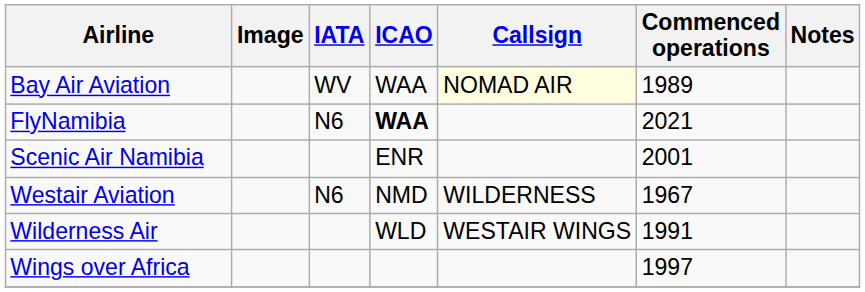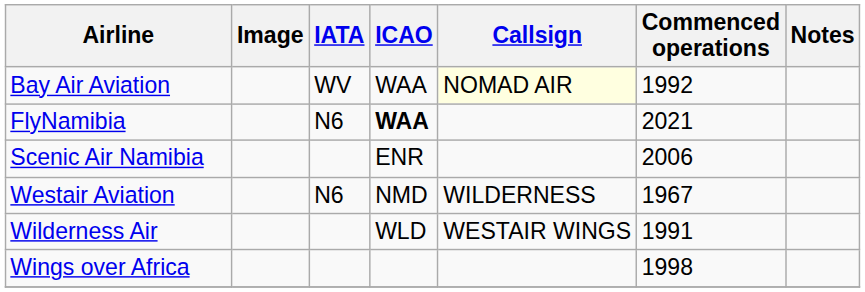(667, 85) 1989 -> (667, 85) 1992
(667, 158) 2001 -> (667, 158) 2006
(667, 267) 1997 -> (667, 267) 1998
